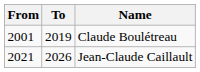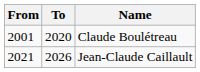(58, 36) 2019 -> (58, 36) 2020
